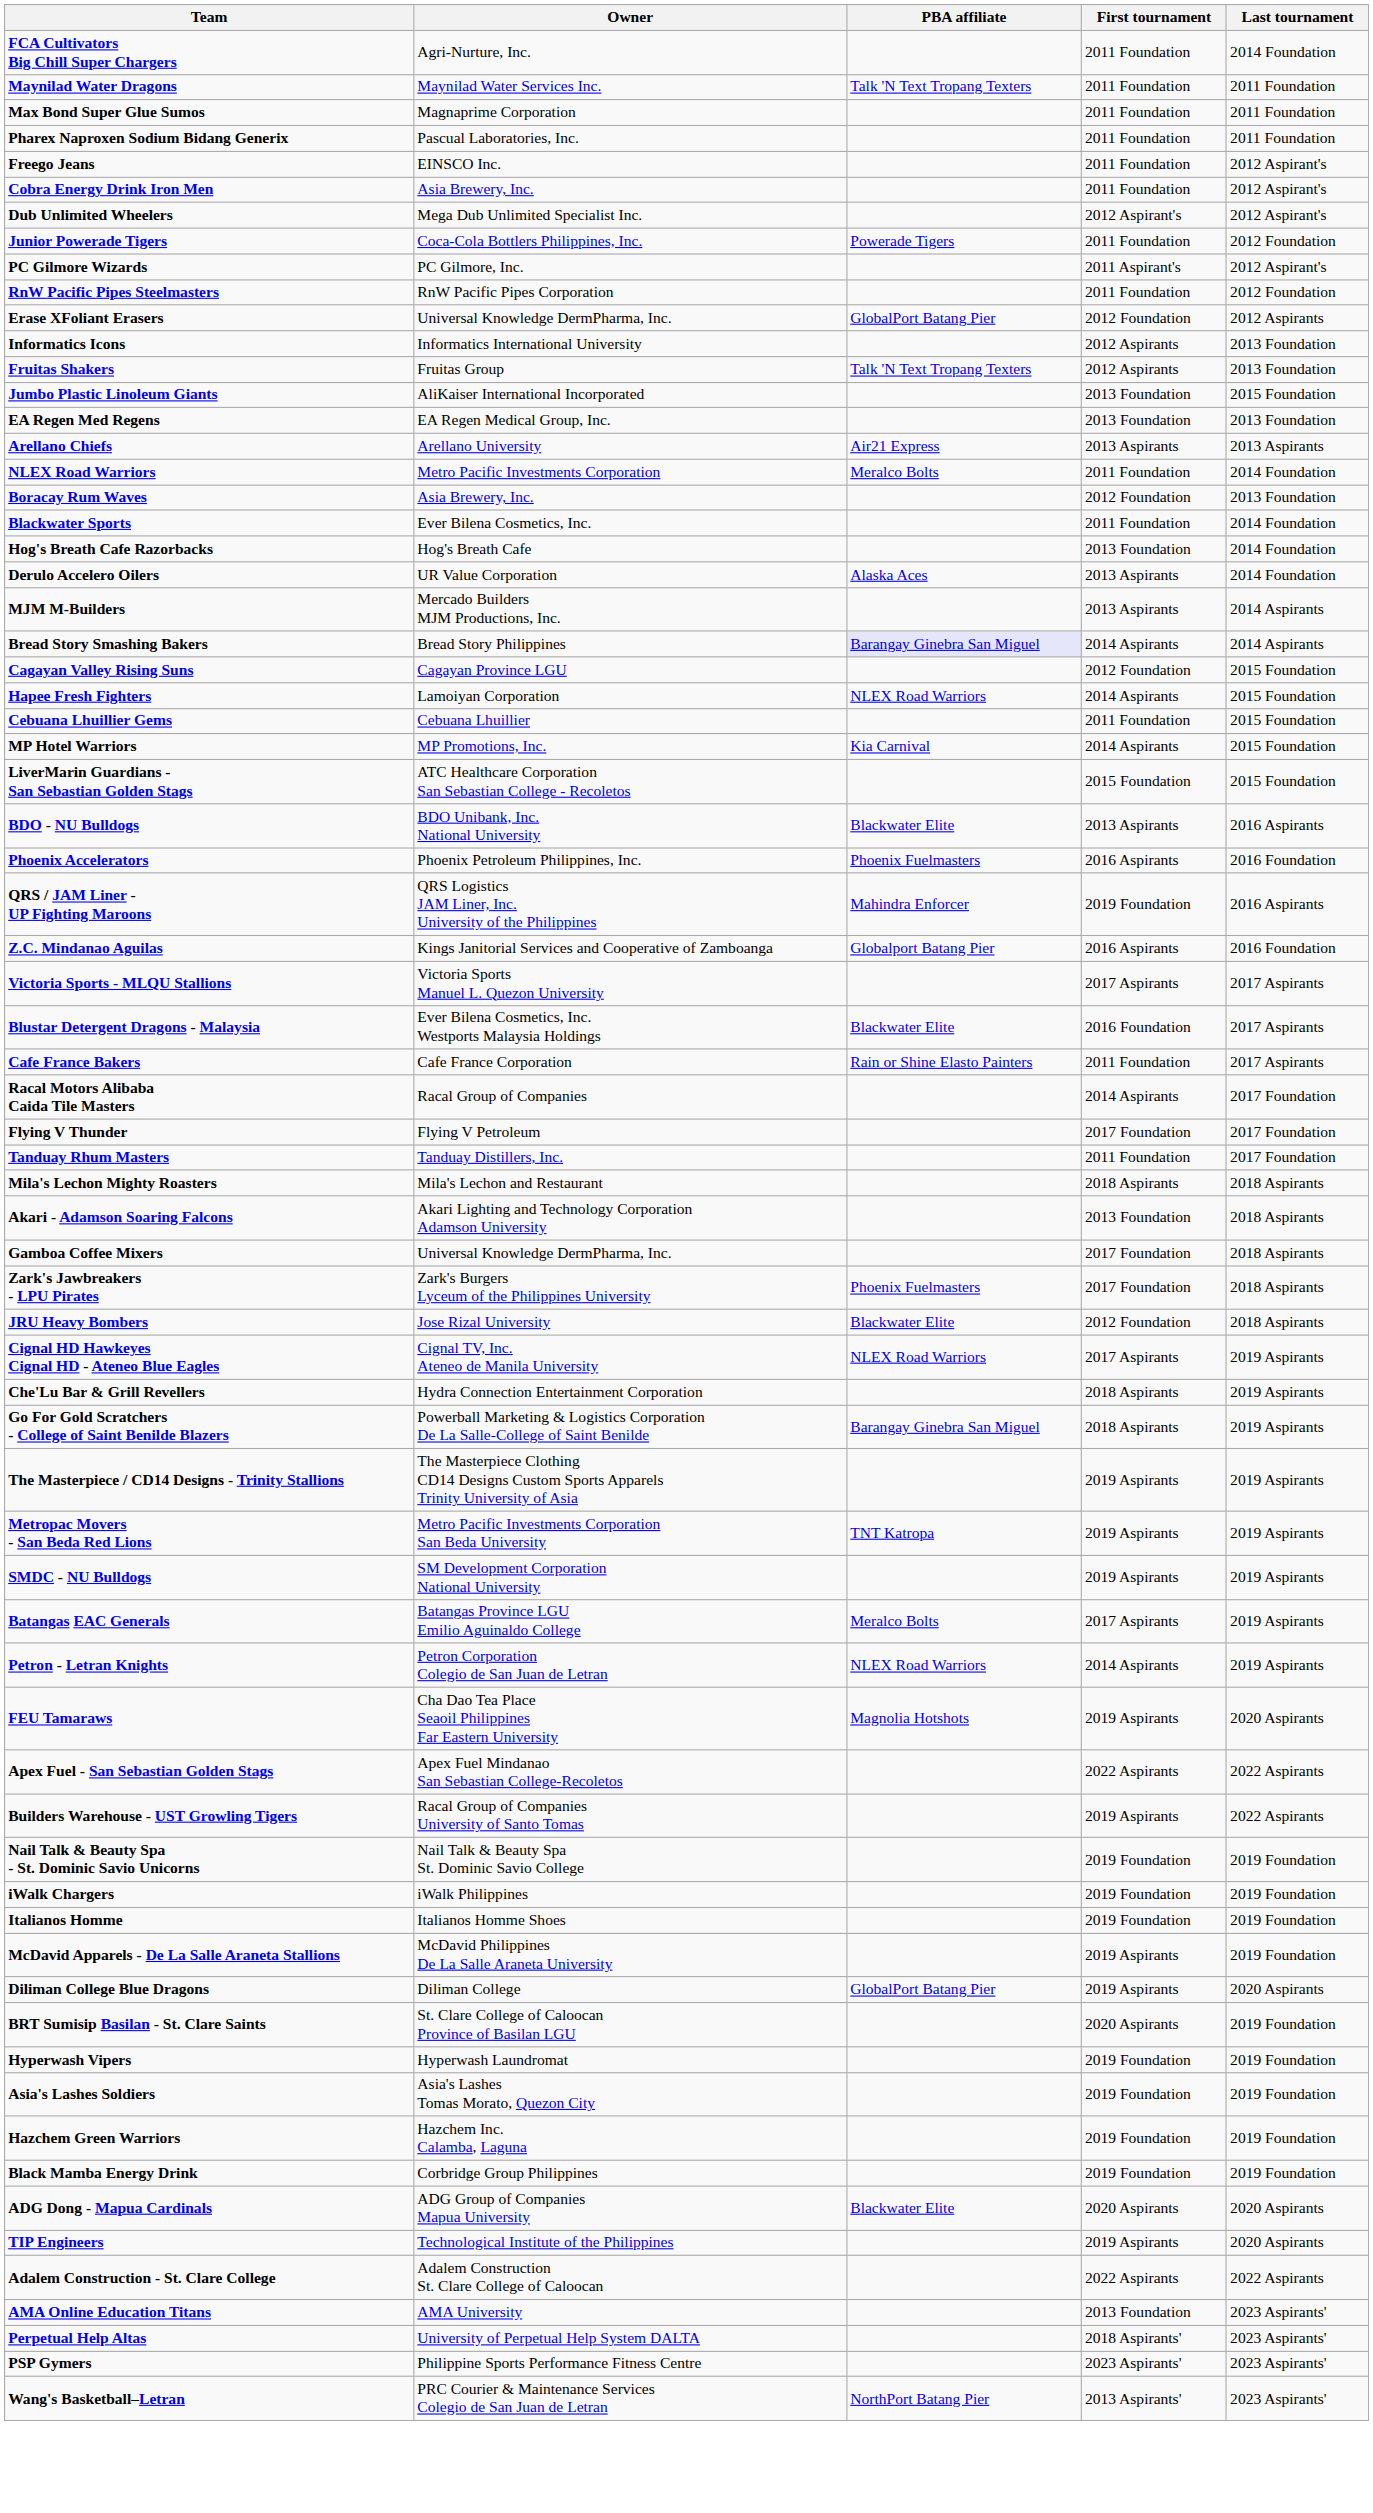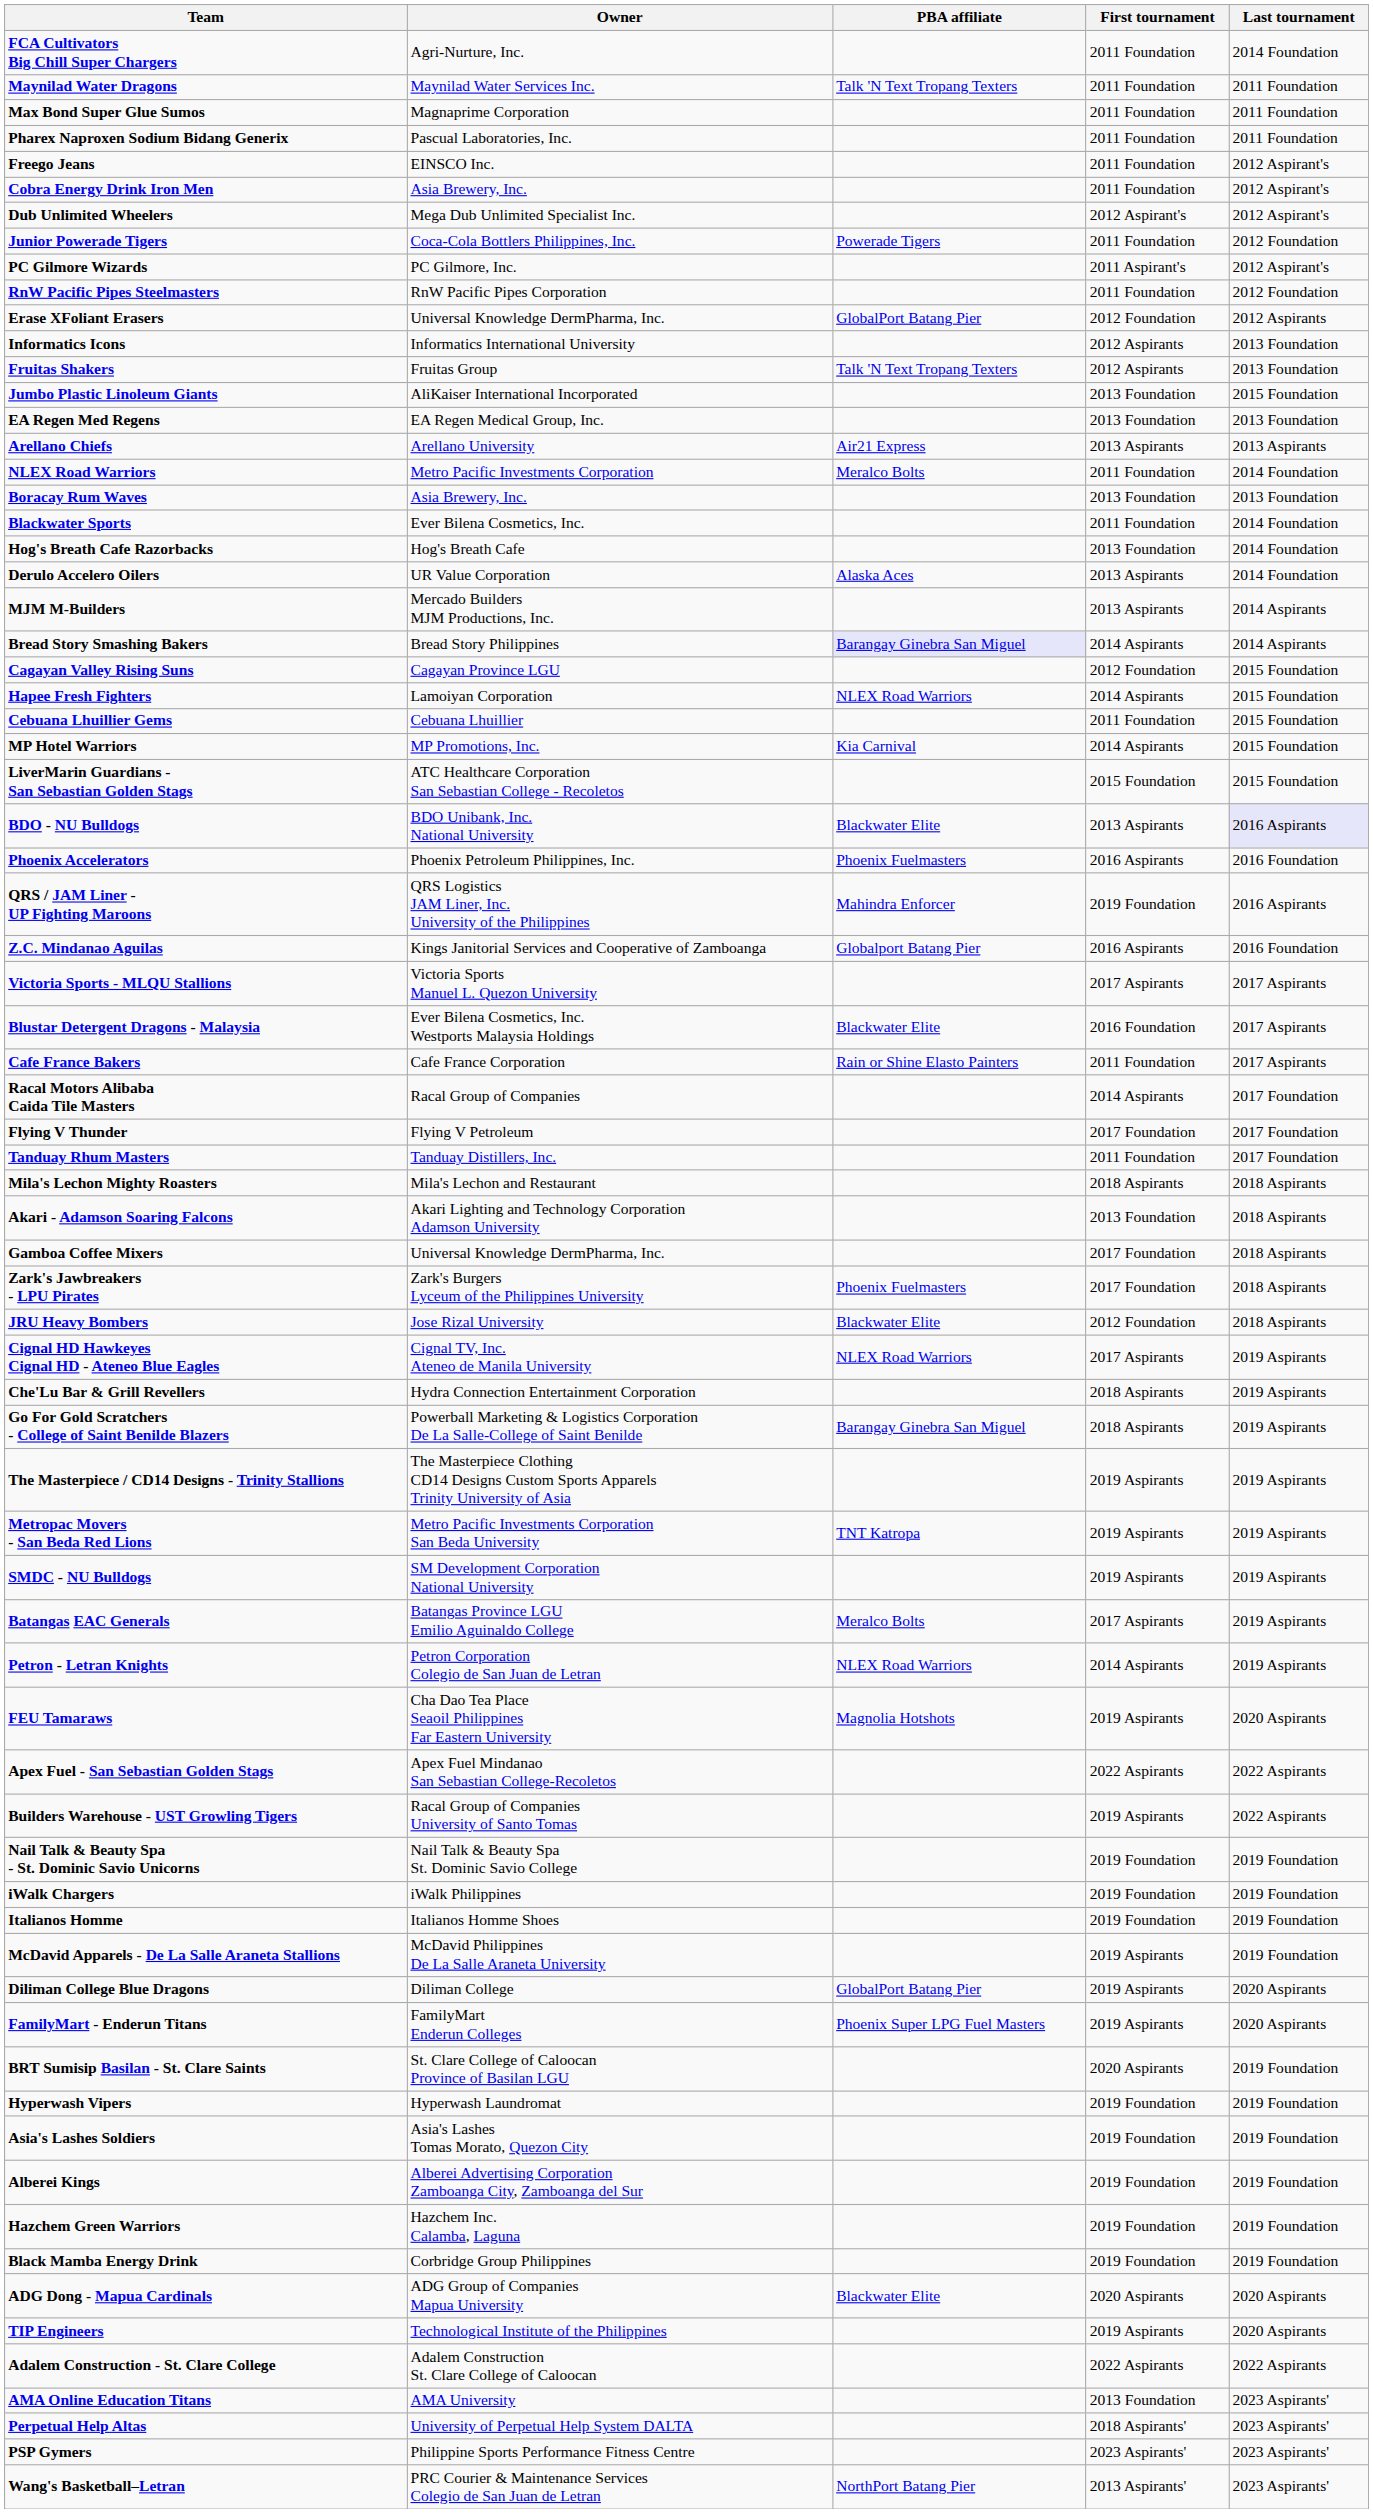(1138, 497) 2012 Foundation -> (1143, 497) 2013 Foundation
(1277, 825) no background -> (1279, 825) lavender background
+ row: (107, 2024)
+ row: (54, 2182)
